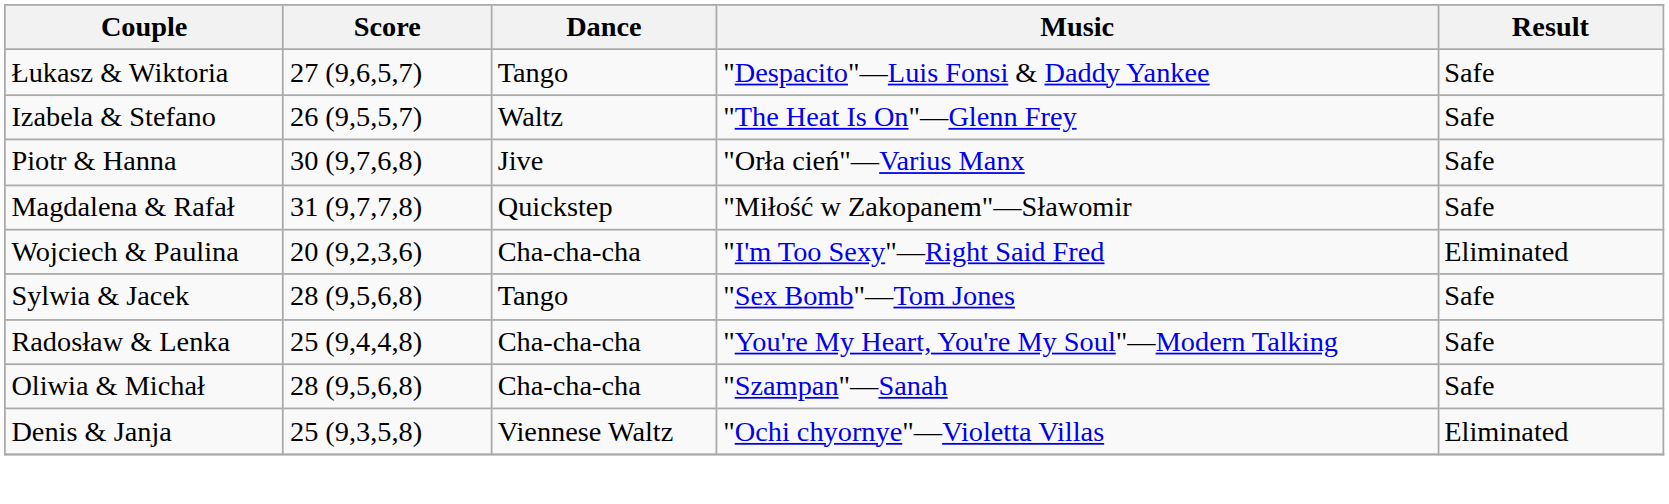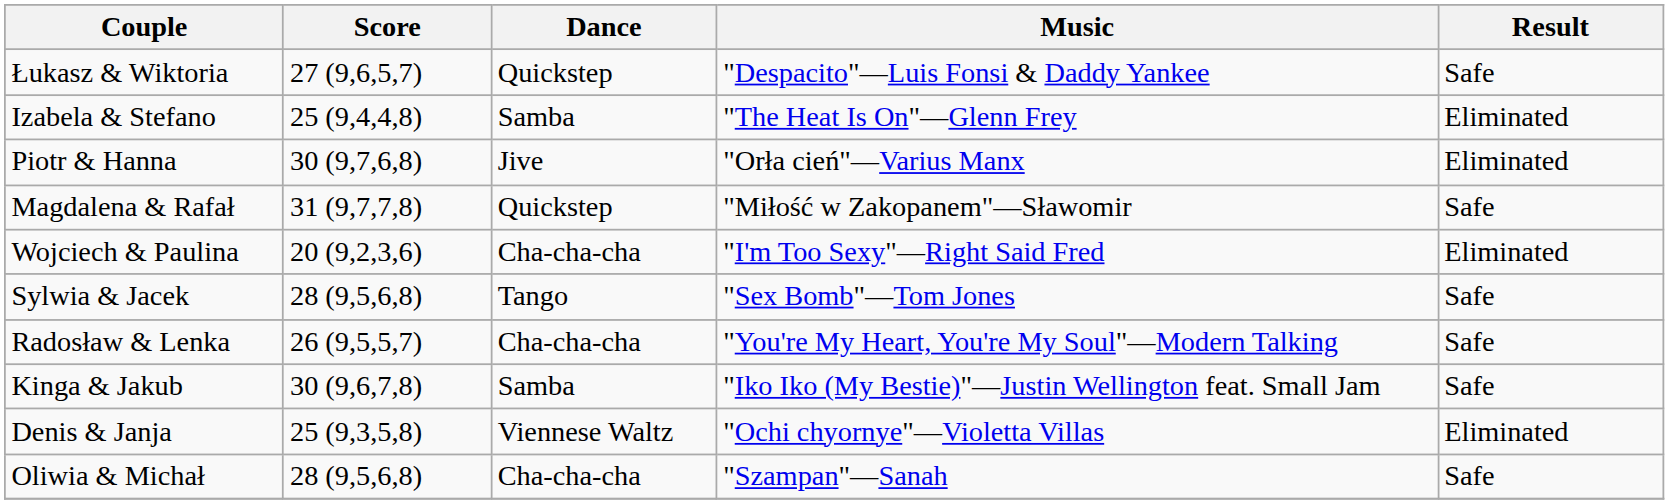(533, 71) Tango -> (555, 71) Quickstep
(356, 116) 26 (9,5,5,7) -> (356, 116) 25 (9,4,4,8)
(530, 116) Waltz -> (536, 116) Samba
(1469, 116) Safe -> (1506, 116) Eliminated
(1469, 161) Safe -> (1506, 161) Eliminated
(356, 341) 25 (9,4,4,8) -> (356, 341) 26 (9,5,5,7)
+ row: (97, 386)
rows swapped: (92, 431) <-> (108, 386)
